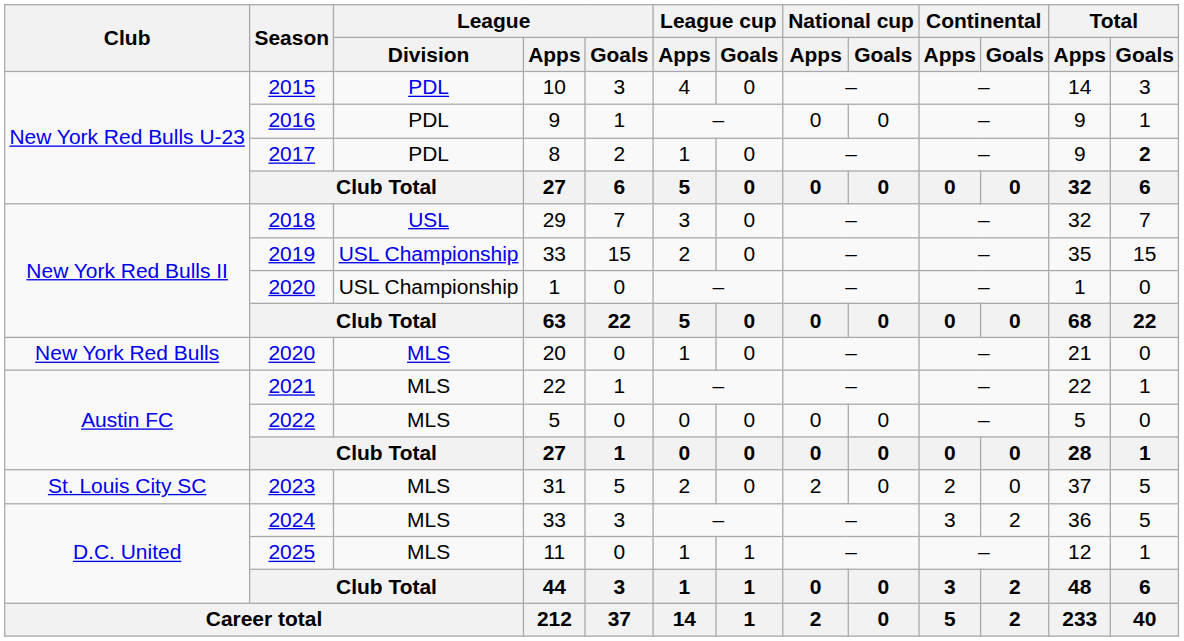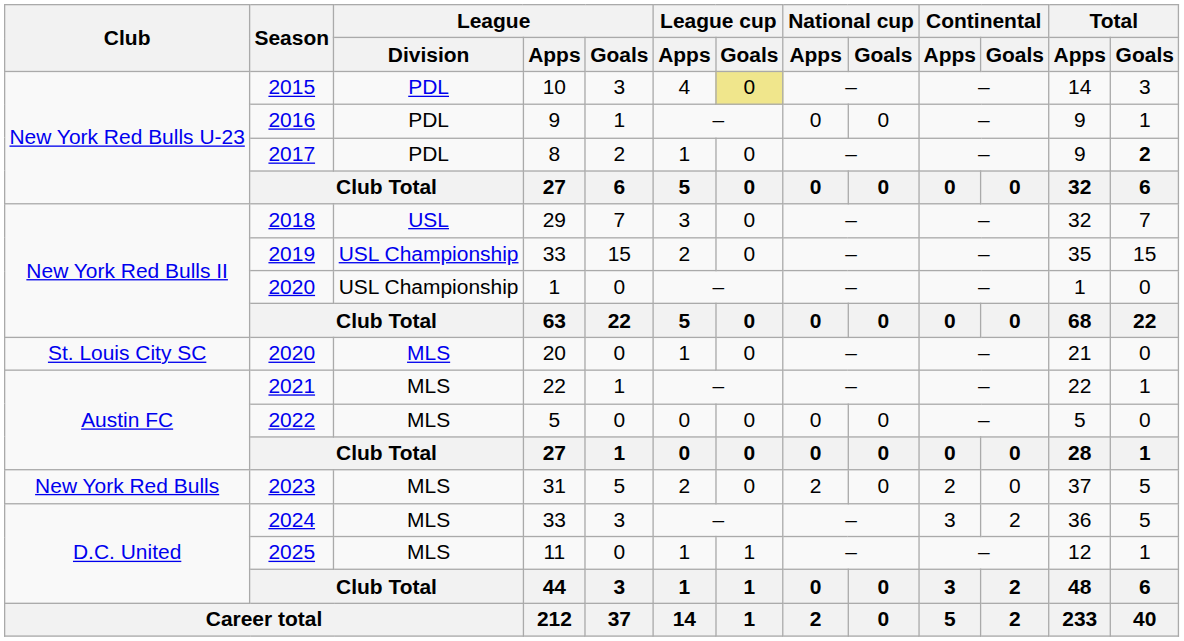(749, 87) no background -> (749, 87) khaki background
(127, 353) New York Red Bulls -> (127, 353) St. Louis City SC
(127, 486) St. Louis City SC -> (127, 486) New York Red Bulls
